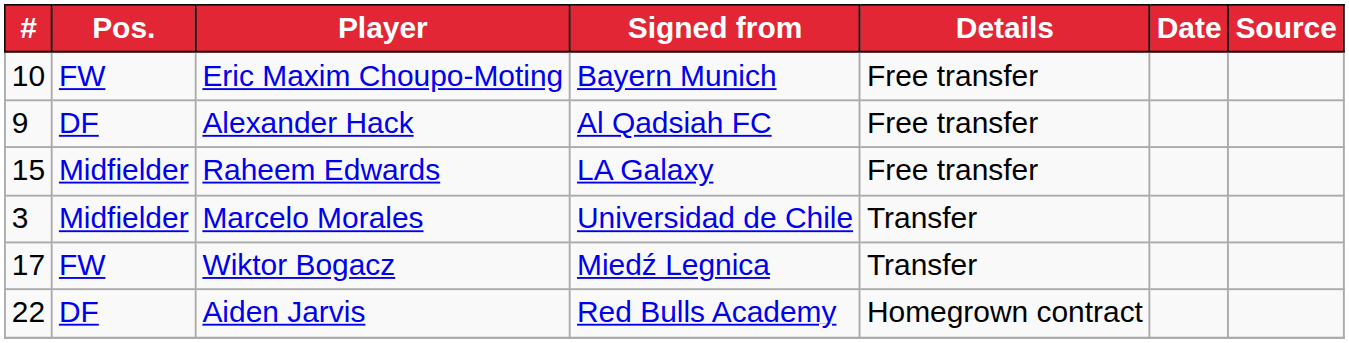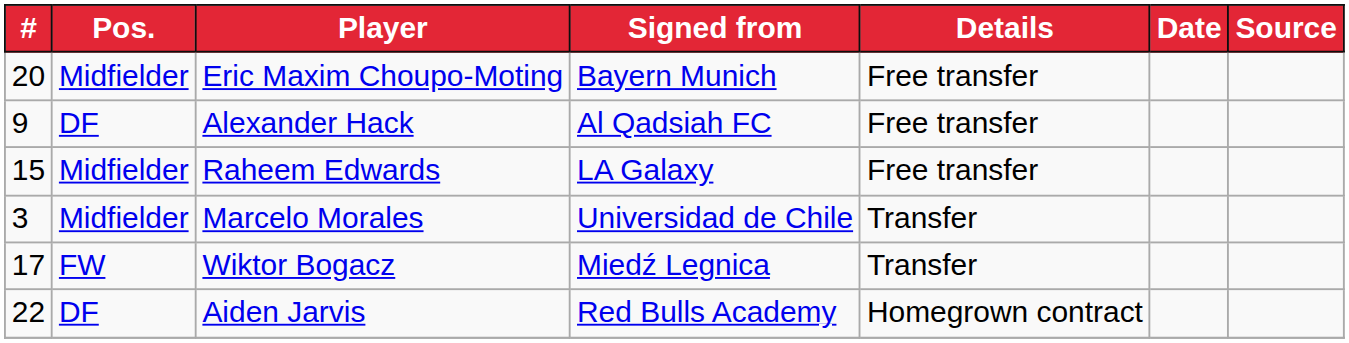(28, 75) 10 -> (28, 75) 20
(82, 75) FW -> (124, 75) Midfielder
